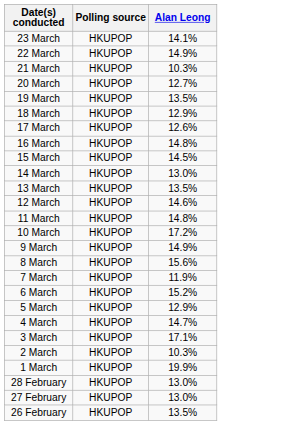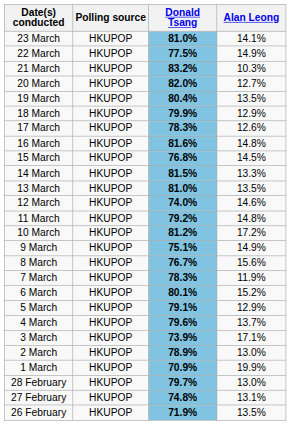+ column: (183, 17)
(183, 173) 13.0% -> (251, 173) 13.3%
(183, 323) 14.7% -> (251, 323) 13.7%
(183, 353) 10.3% -> (251, 353) 13.0%
(183, 397) 13.0% -> (251, 397) 13.1%
